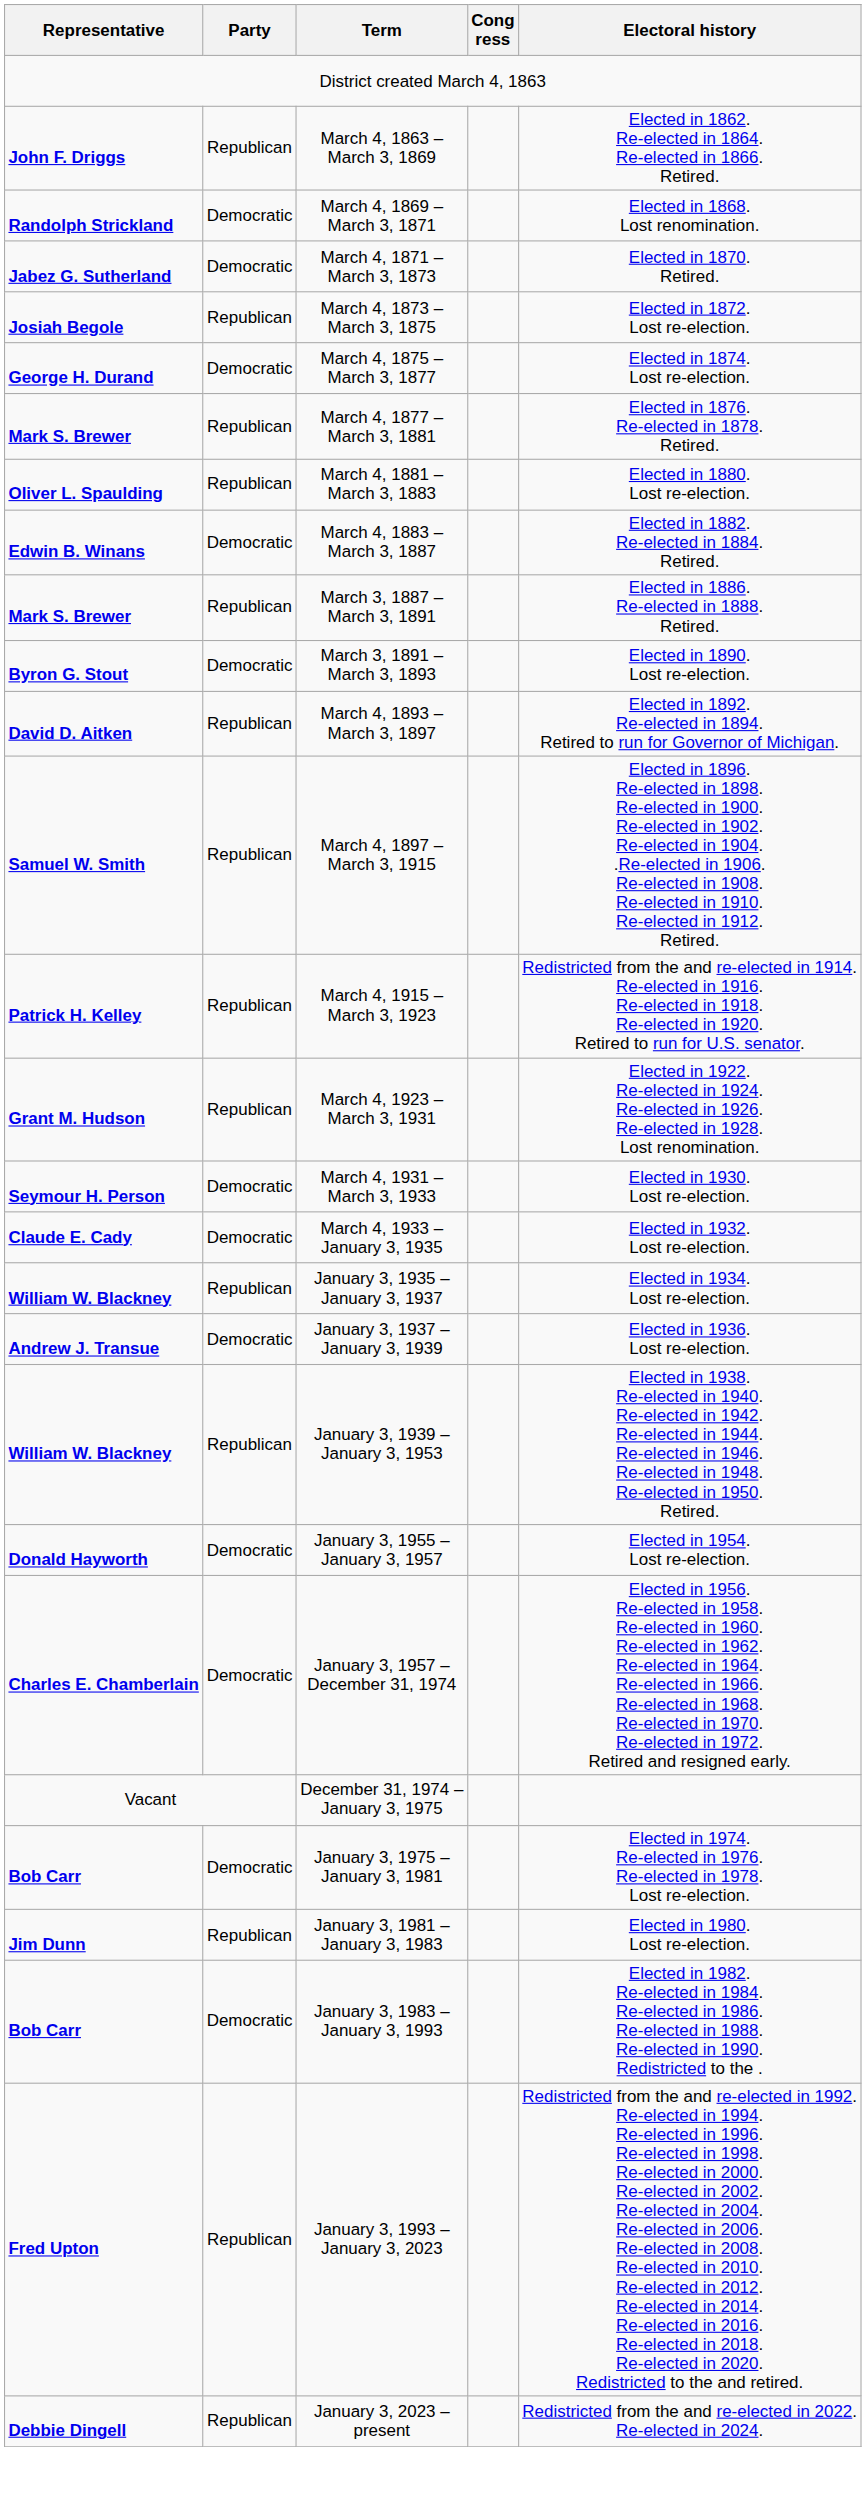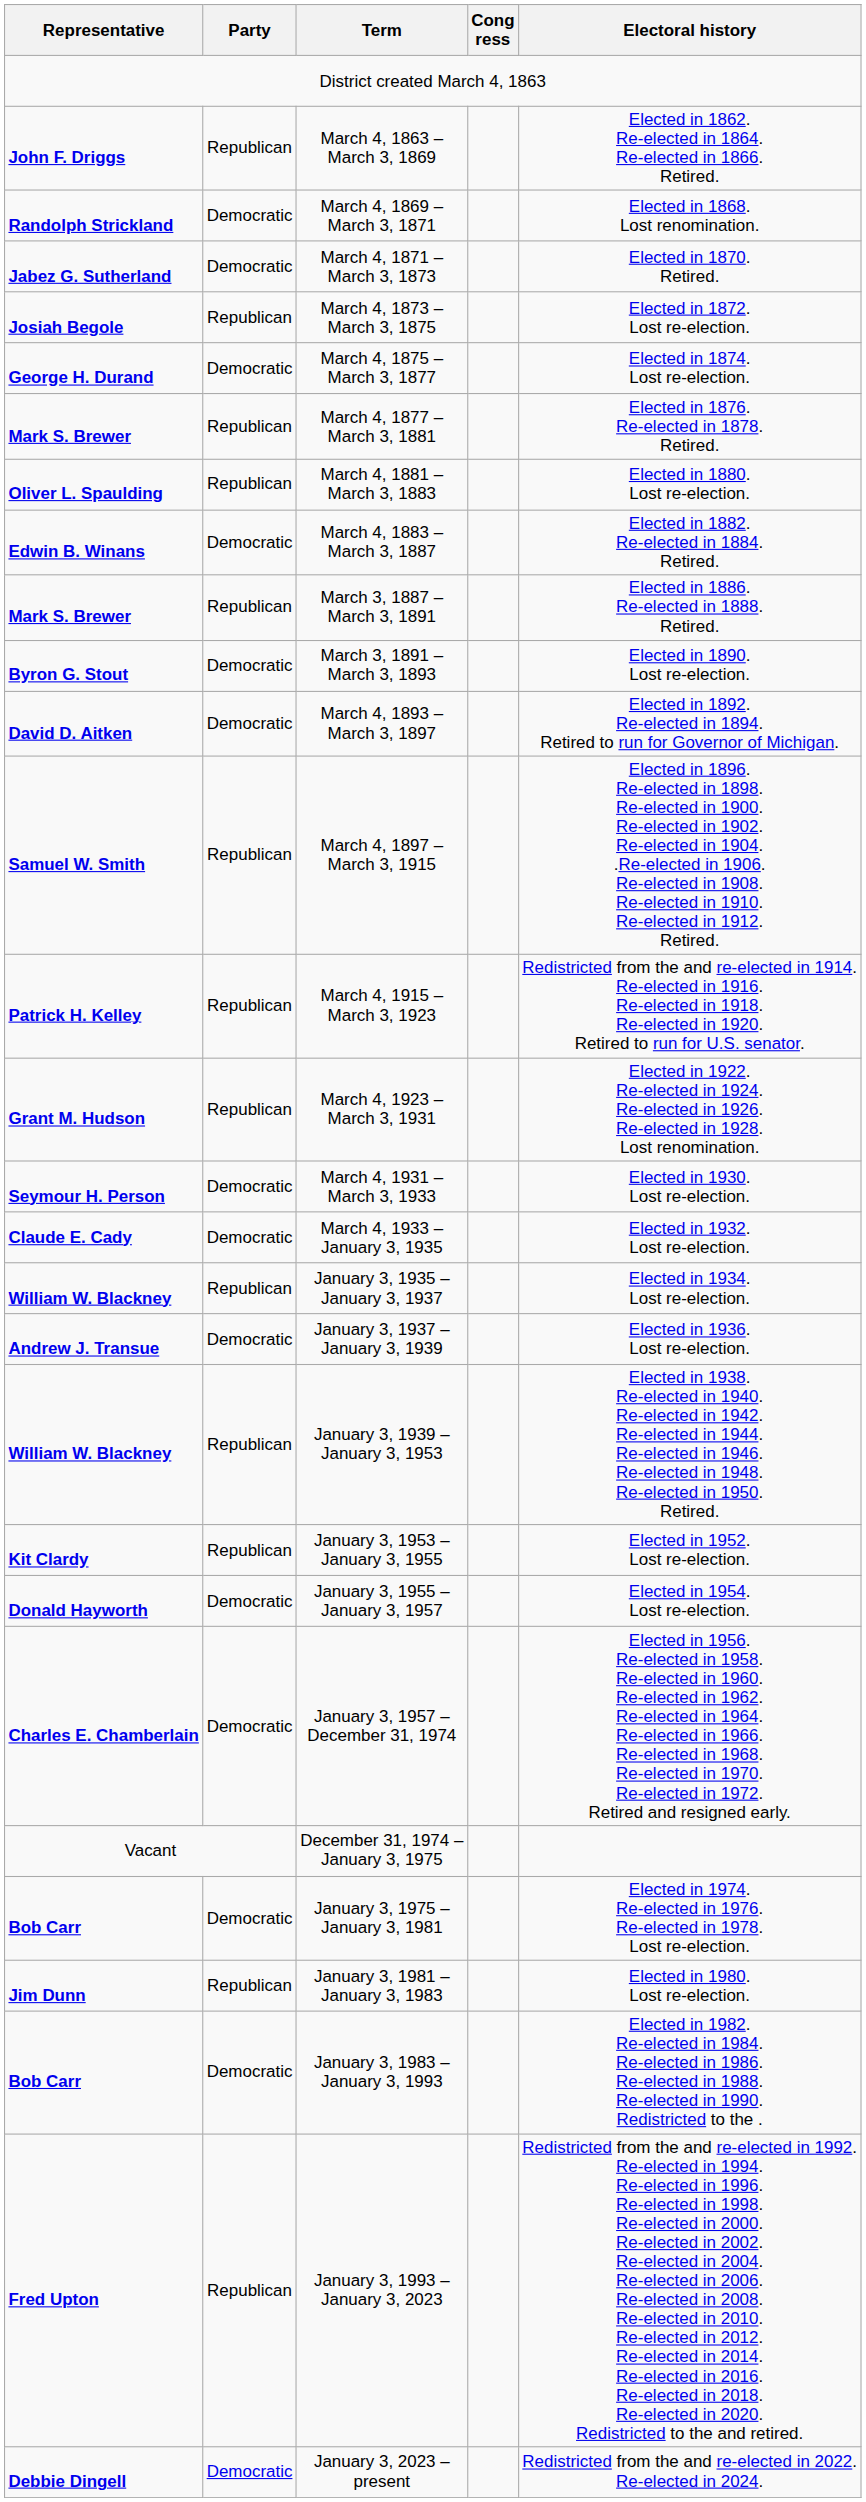(250, 723) Republican -> (250, 723) Democratic
+ row: (382, 1550)
(250, 2421) Republican -> (250, 2472) Democratic
